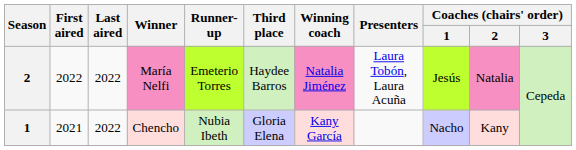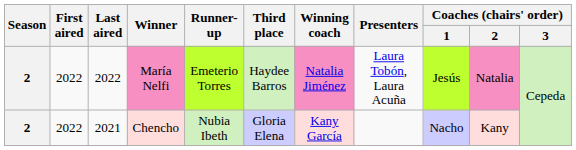(27, 128) 1 -> (27, 128) 2
(69, 128) 2021 -> (69, 128) 2022
(108, 128) 2022 -> (108, 128) 2021
